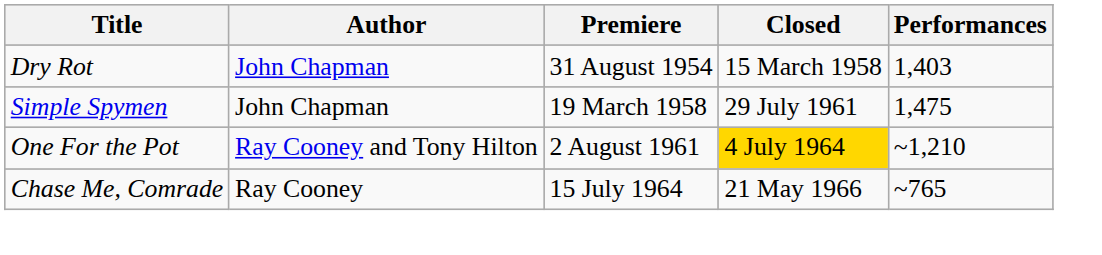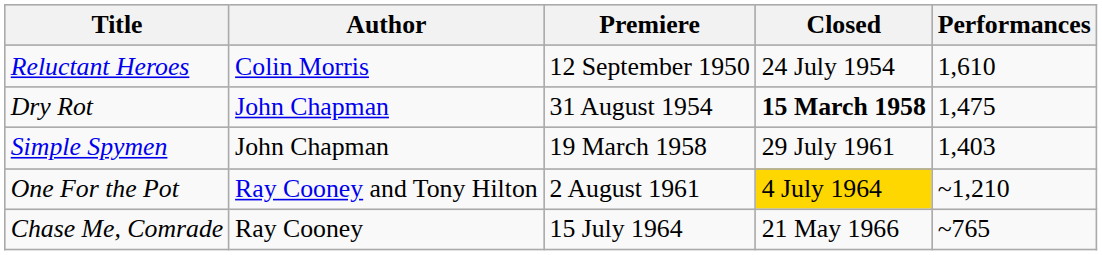+ row: (100, 65)
(803, 65) normal -> (844, 106) bold
(923, 65) 1,403 -> (967, 106) 1,475
(923, 106) 1,475 -> (967, 147) 1,403
